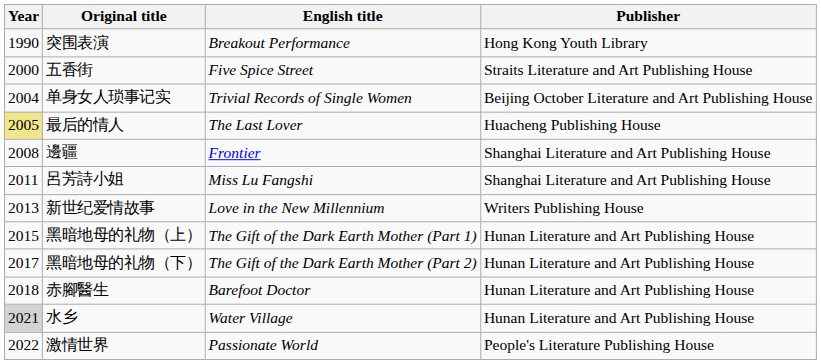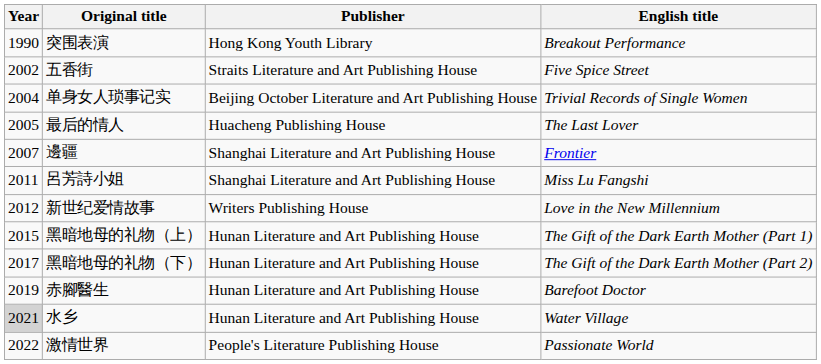columns swapped: (343, 16) <-> (648, 16)
(24, 70) 2000 -> (24, 70) 2002
(24, 125) khaki background -> (24, 125) no background
(24, 152) 2008 -> (24, 152) 2007
(24, 208) 2013 -> (24, 208) 2012
(24, 290) 2018 -> (24, 290) 2019
